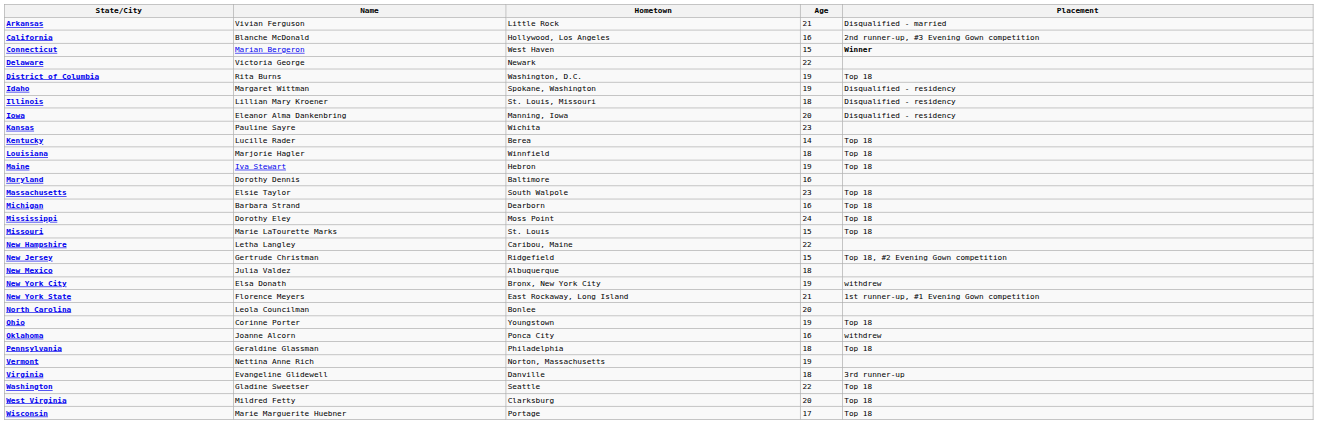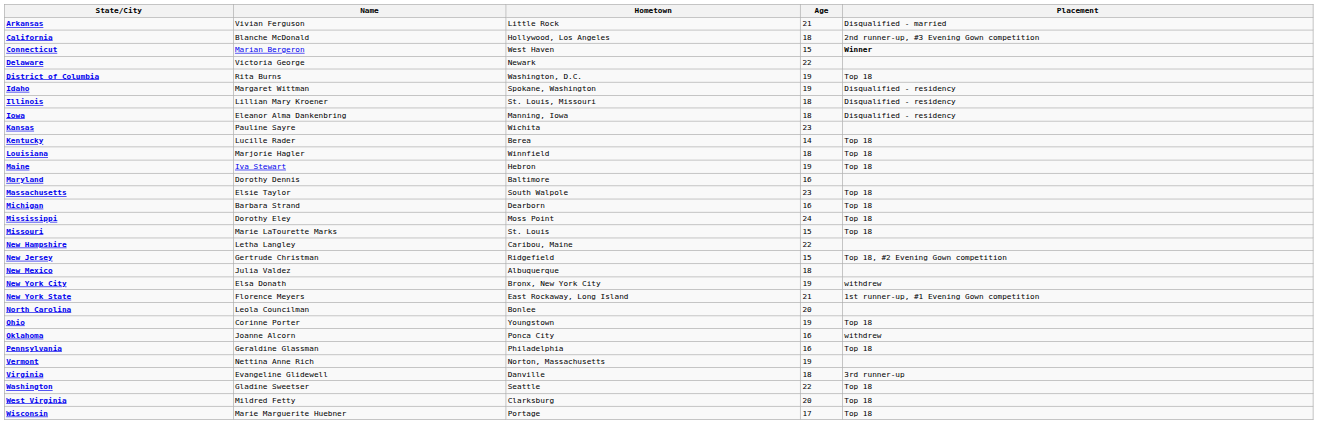(807, 36) 16 -> (807, 36) 18
(807, 114) 20 -> (807, 114) 18
(807, 348) 18 -> (807, 348) 16
